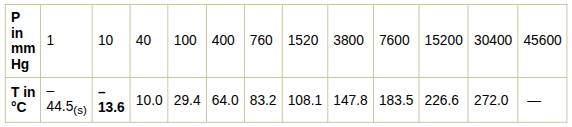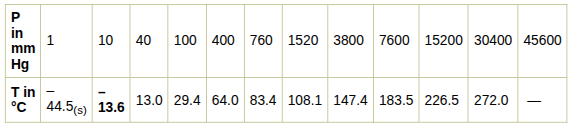(149, 100) 10.0 -> (149, 100) 13.0
(263, 100) 83.2 -> (263, 100) 83.4
(351, 100) 147.8 -> (351, 100) 147.4
(442, 100) 226.6 -> (442, 100) 226.5
